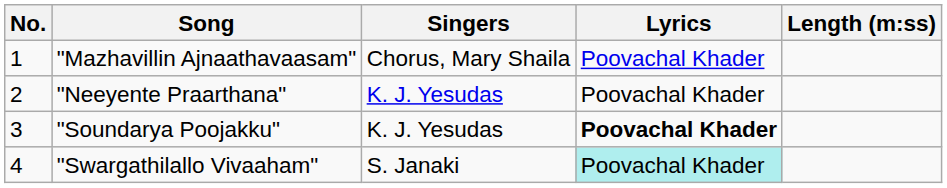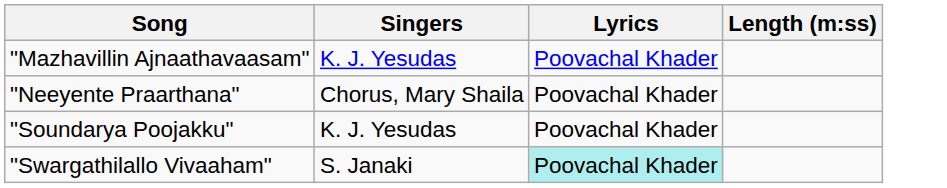- column: (28, 23)
(468, 58) Chorus, Mary Shaila -> (388, 58) K. J. Yesudas
(435, 94) K. J. Yesudas -> (422, 94) Chorus, Mary Shaila
(679, 130) bold -> (626, 130) normal
